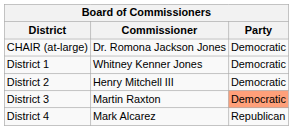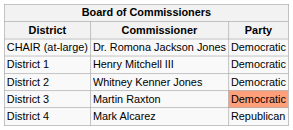(148, 64) Whitney Kenner Jones -> (133, 64) Henry Mitchell III
(133, 82) Henry Mitchell III -> (148, 82) Whitney Kenner Jones
